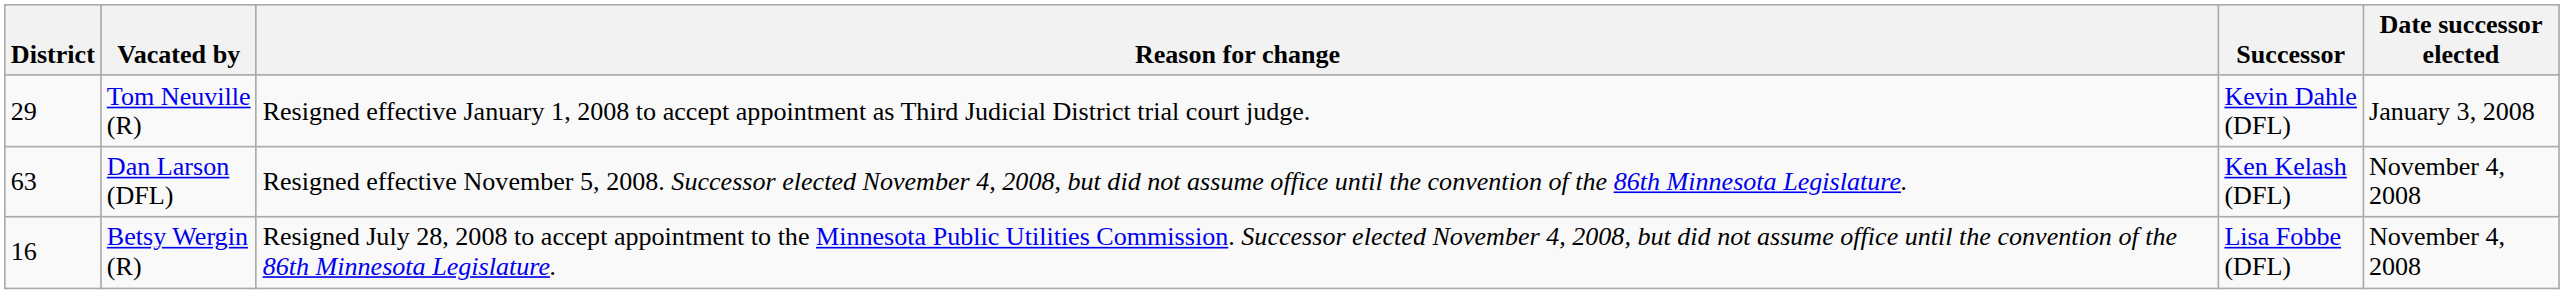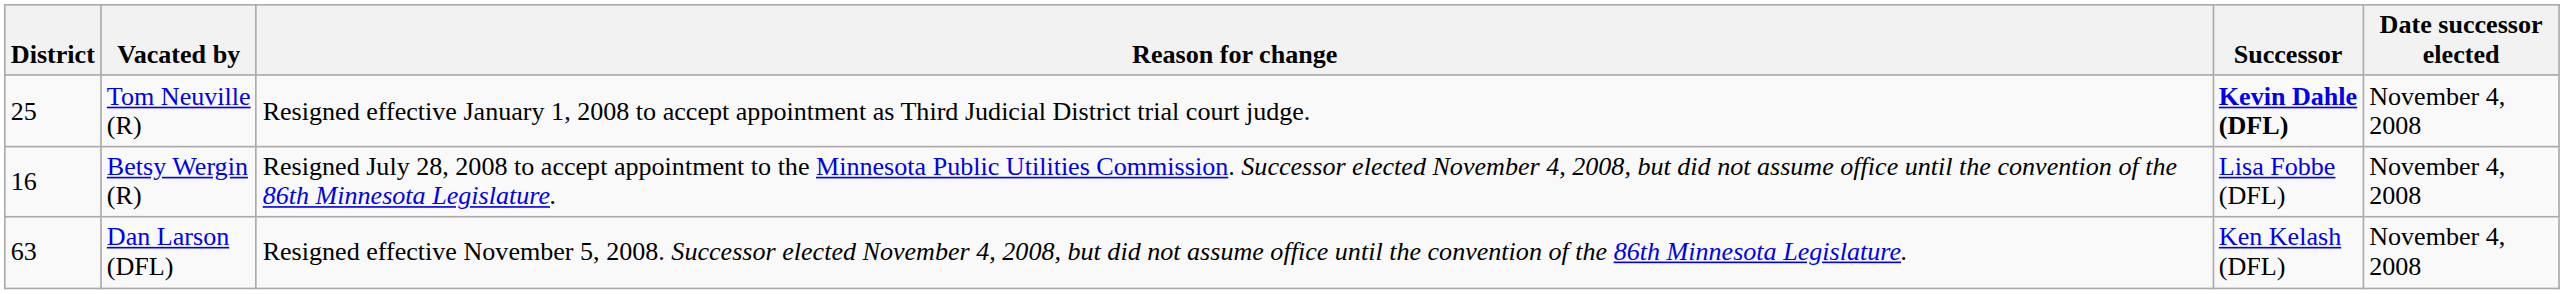(24, 110) 29 -> (24, 110) 25
(2291, 110) normal -> (2288, 110) bold
(2452, 110) January 3, 2008 -> (2437, 110) November 4, 2008
rows swapped: (177, 251) <-> (168, 181)
